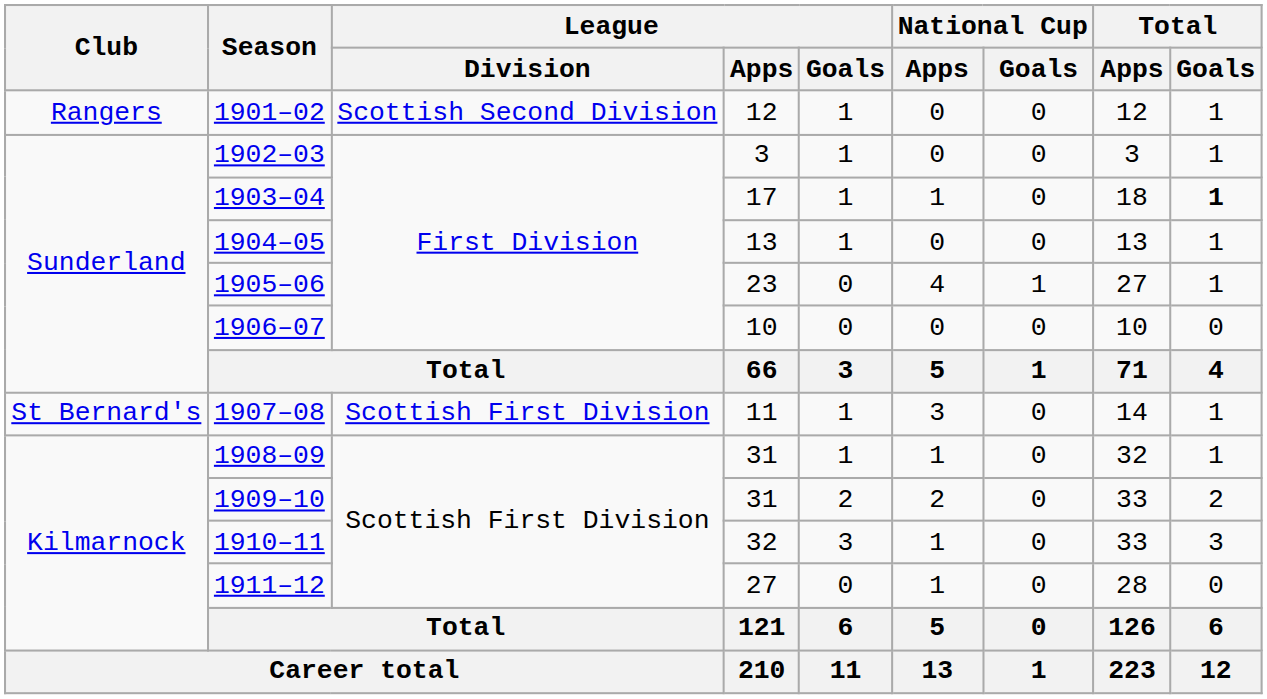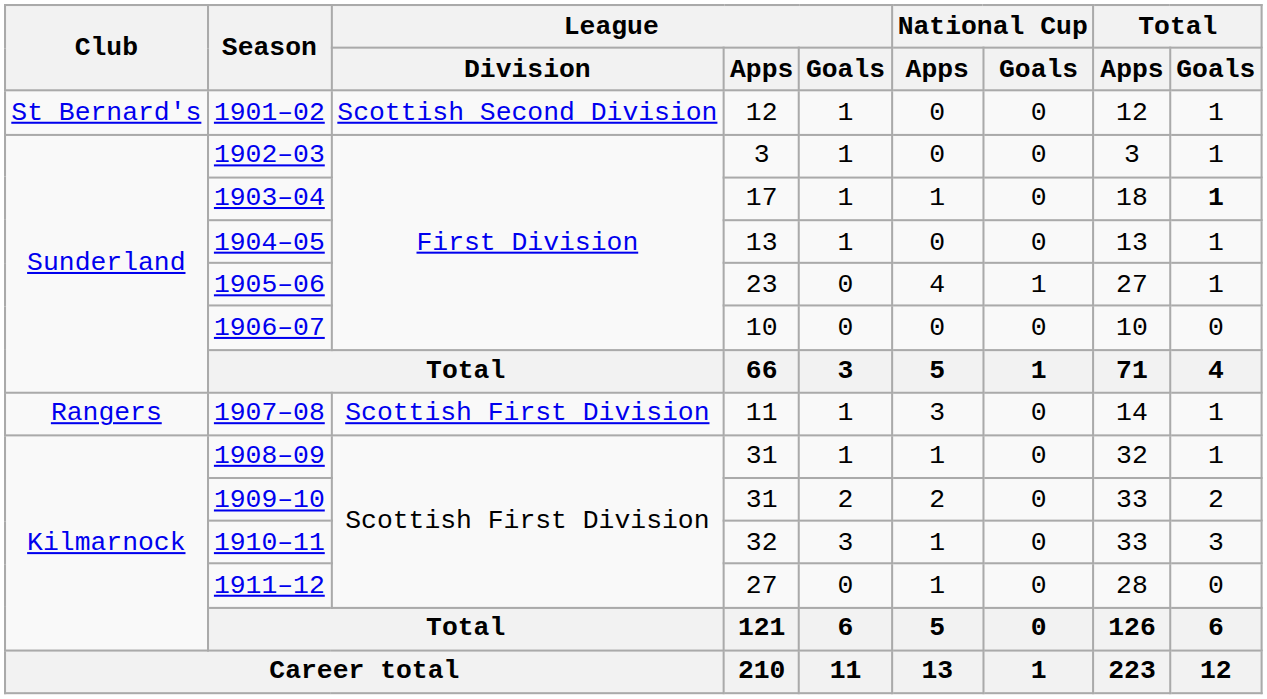(106, 113) Rangers -> (106, 113) St Bernard's
(106, 414) St Bernard's -> (106, 414) Rangers
